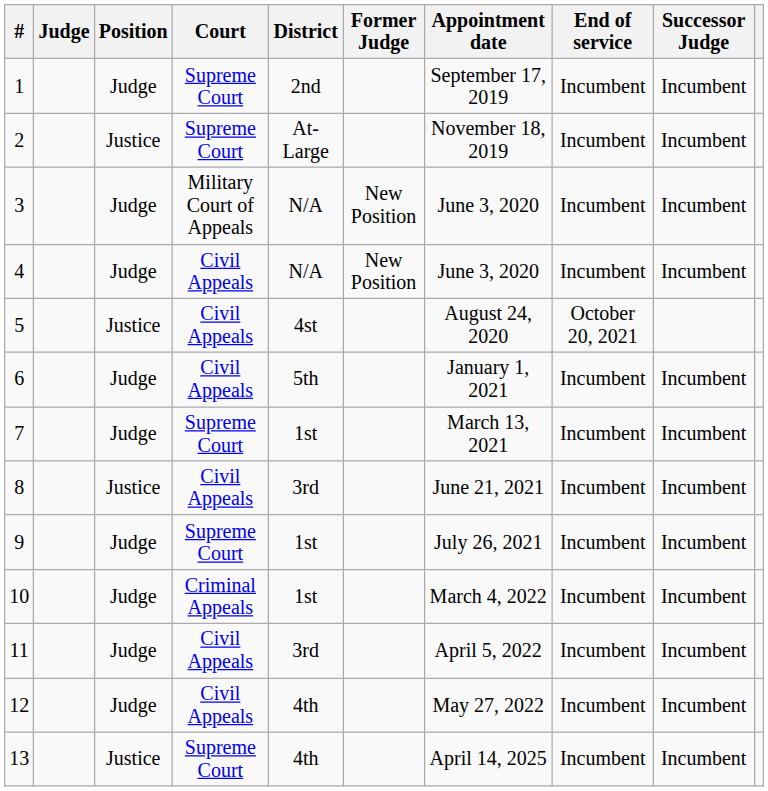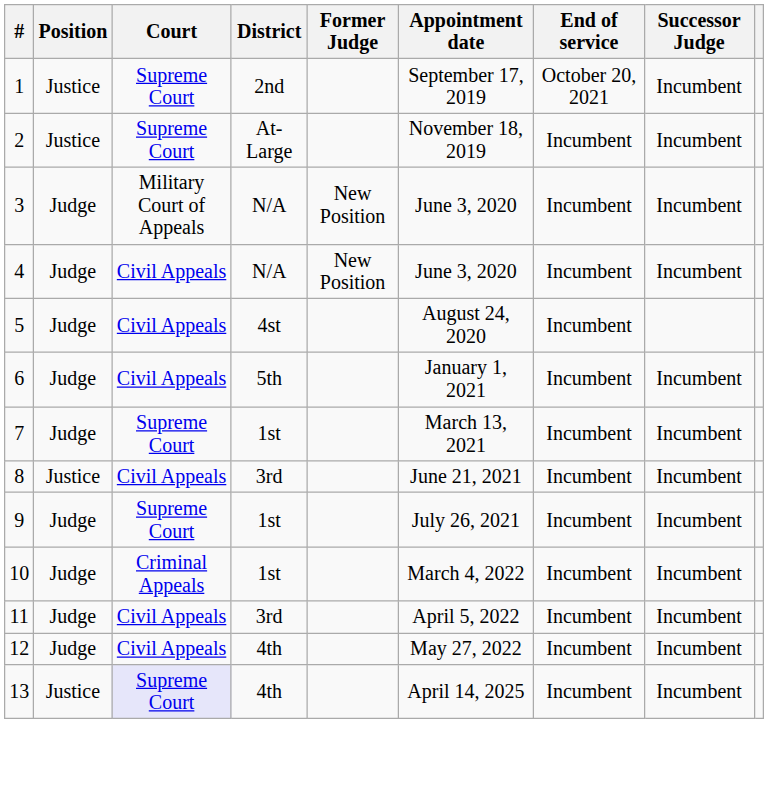- column: (64, 31)
(133, 85) Judge -> (73, 85) Justice
(603, 85) Incumbent -> (589, 85) October 20, 2021
(133, 325) Justice -> (73, 325) Judge
(603, 325) October 20, 2021 -> (589, 325) Incumbent
(220, 758) no background -> (172, 691) lavender background
